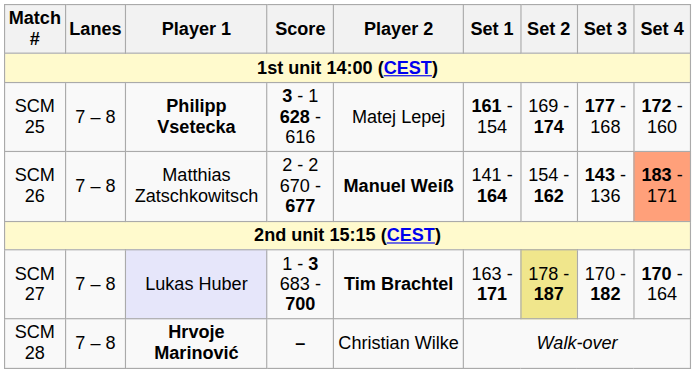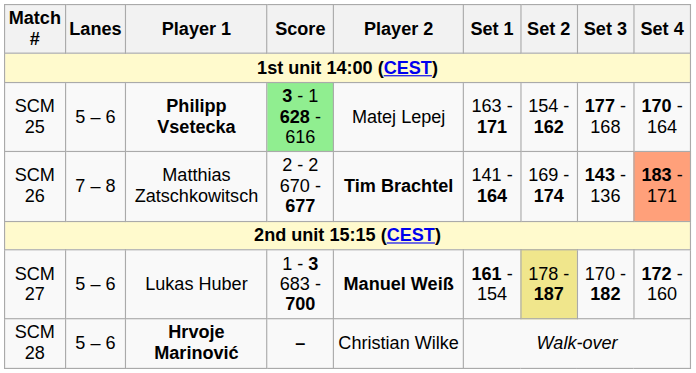(95, 116) 7 – 8 -> (95, 116) 5 – 6
(300, 116) no background -> (300, 116) lightgreen background
(492, 116) 161 - 154 -> (492, 116) 163 - 171
(549, 116) 169 - 174 -> (549, 116) 154 - 162
(662, 116) 172 - 160 -> (662, 116) 170 - 164
(399, 186) Manuel Weiß -> (399, 186) Tim Brachtel
(549, 186) 154 - 162 -> (549, 186) 169 - 174
(95, 284) 7 – 8 -> (95, 284) 5 – 6
(196, 284) lavender background -> (196, 284) no background
(399, 284) Tim Brachtel -> (399, 284) Manuel Weiß
(492, 284) 163 - 171 -> (492, 284) 161 - 154
(662, 284) 170 - 164 -> (662, 284) 172 - 160
(95, 343) 7 – 8 -> (95, 343) 5 – 6
